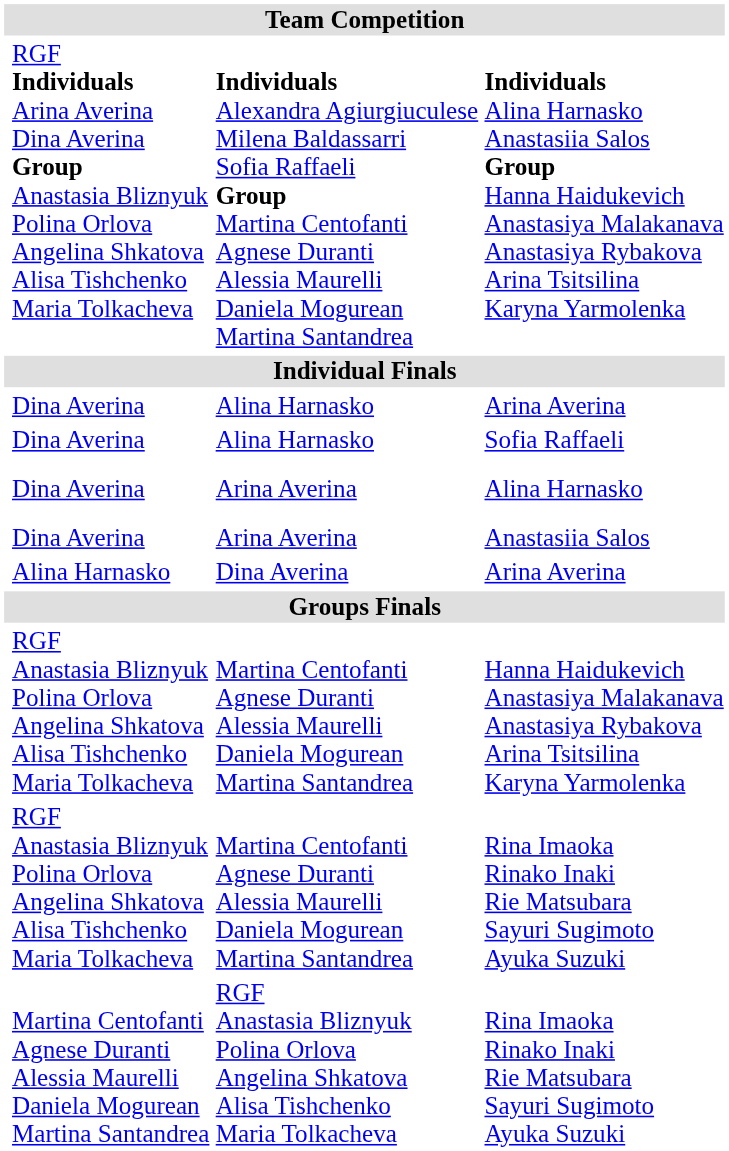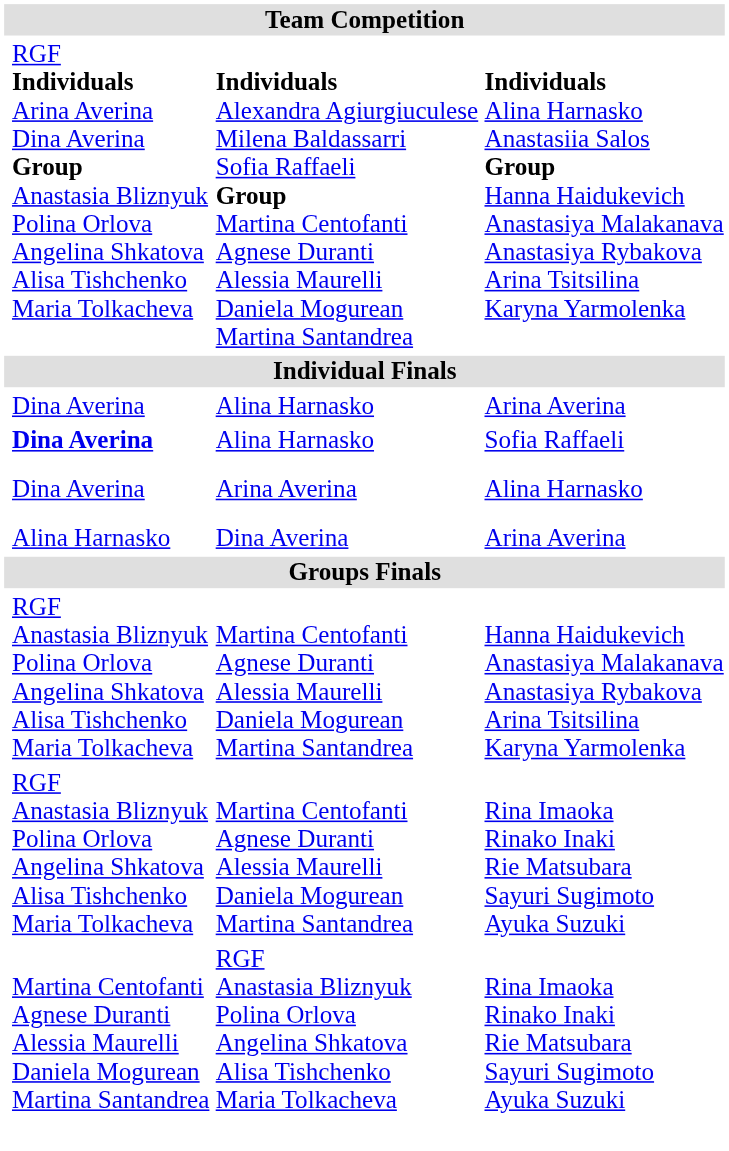(78, 440) normal -> (83, 440) bold
- row: (286, 537)
